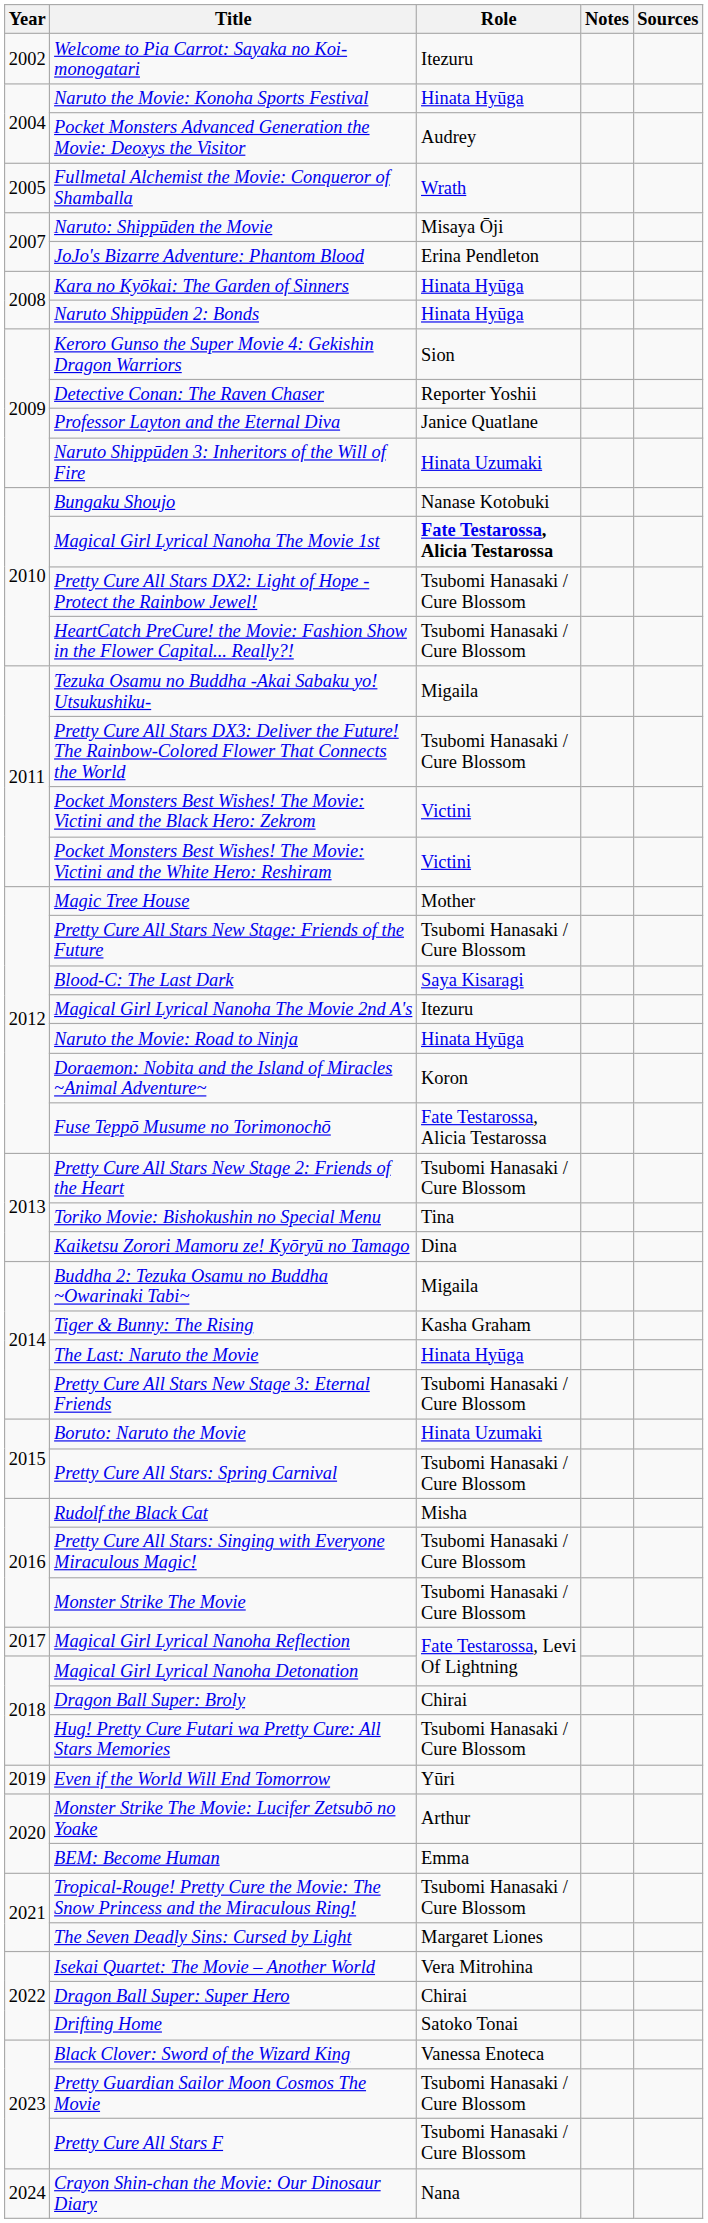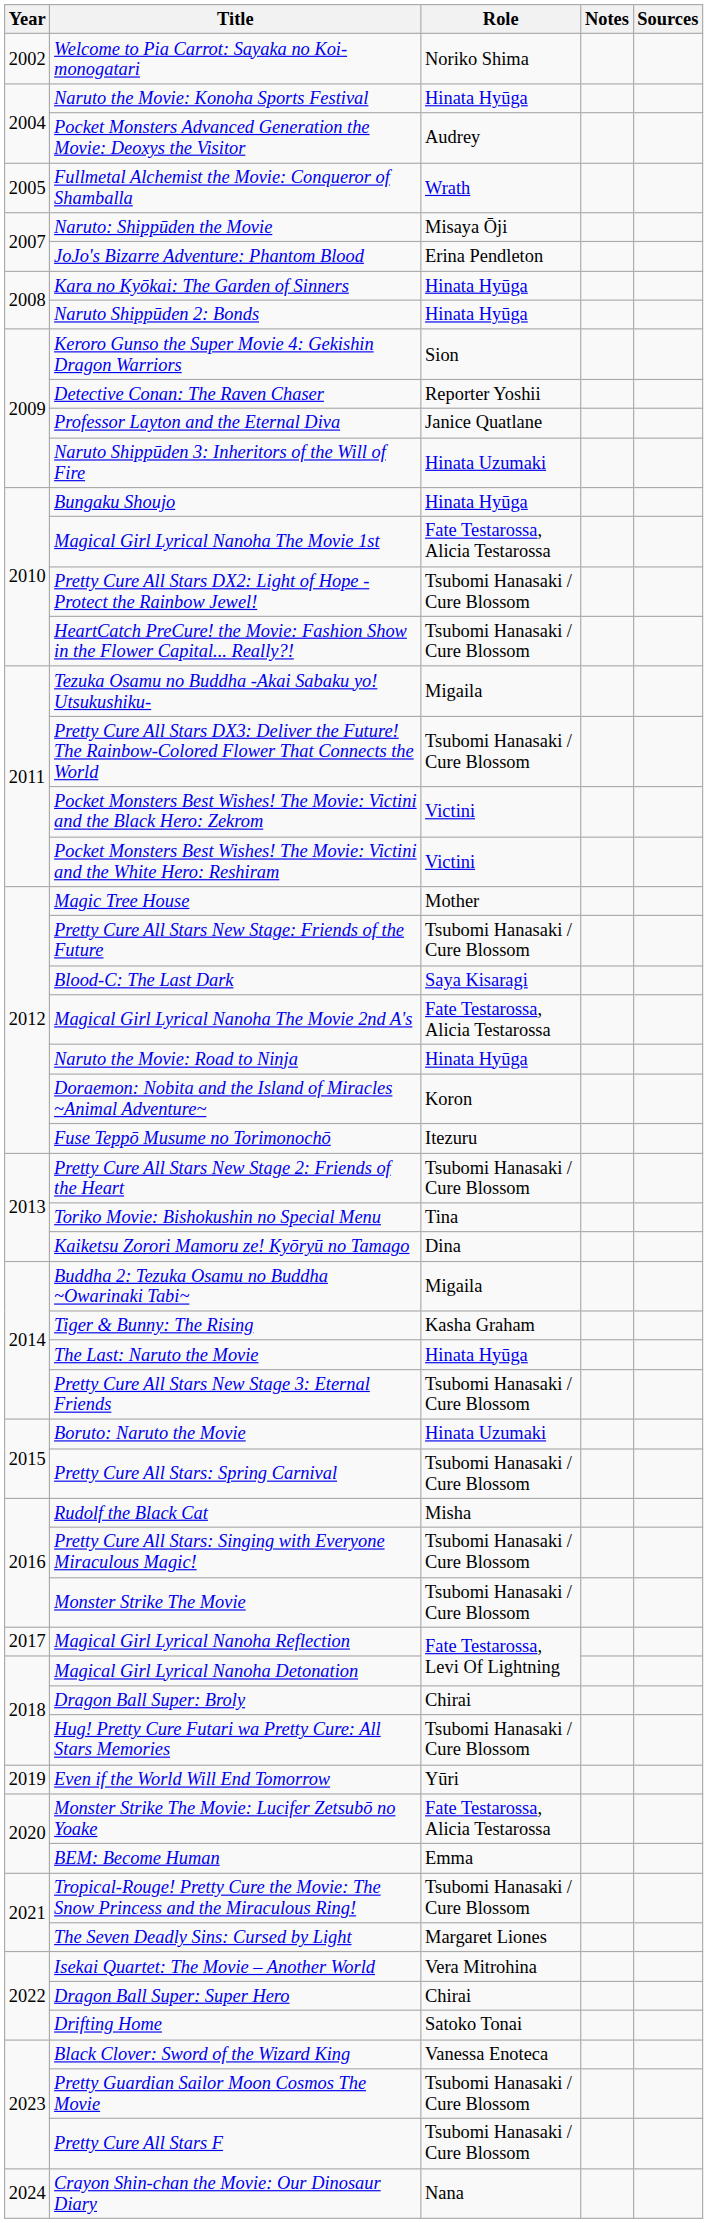(447, 58) Itezuru -> (477, 58) Noriko Shima
(485, 501) Nanase Kotobuki -> (476, 501) Hinata Hyūga
(487, 541) bold -> (488, 541) normal
(447, 1009) Itezuru -> (488, 1019) Fate Testarossa, Alicia Testarossa
(484, 1127) Fate Testarossa, Alicia Testarossa -> (451, 1138) Itezuru
(446, 1818) Arthur -> (488, 1818) Fate Testarossa, Alicia Testarossa
